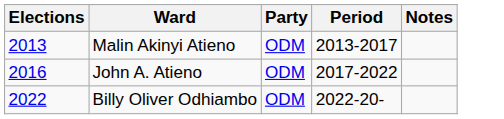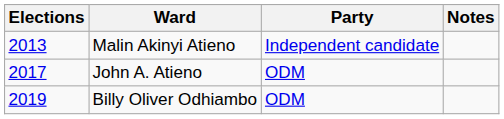- column: (357, 18)
(285, 45) ODM -> (352, 45) Independent candidate
(28, 72) 2016 -> (28, 72) 2017
(28, 99) 2022 -> (28, 99) 2019
